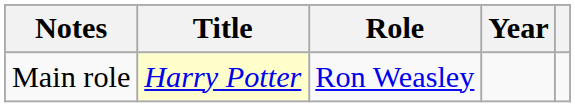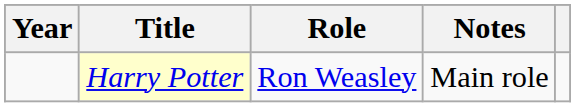columns swapped: (519, 28) <-> (71, 28)
